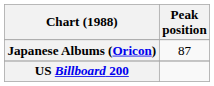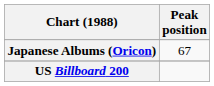(184, 50) 87 -> (184, 50) 67
